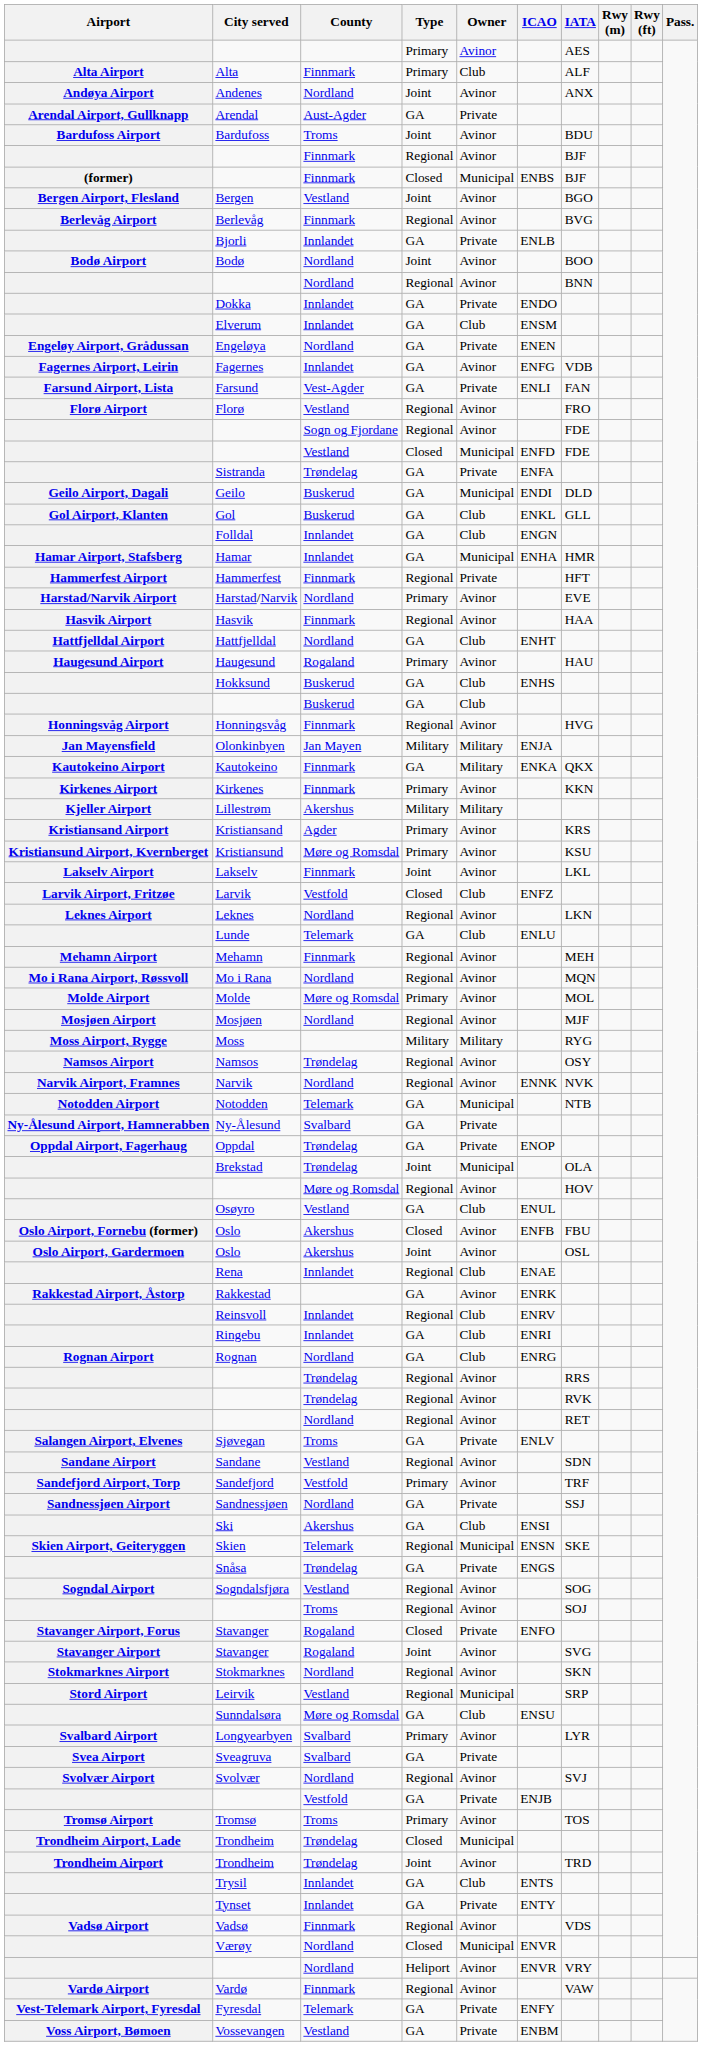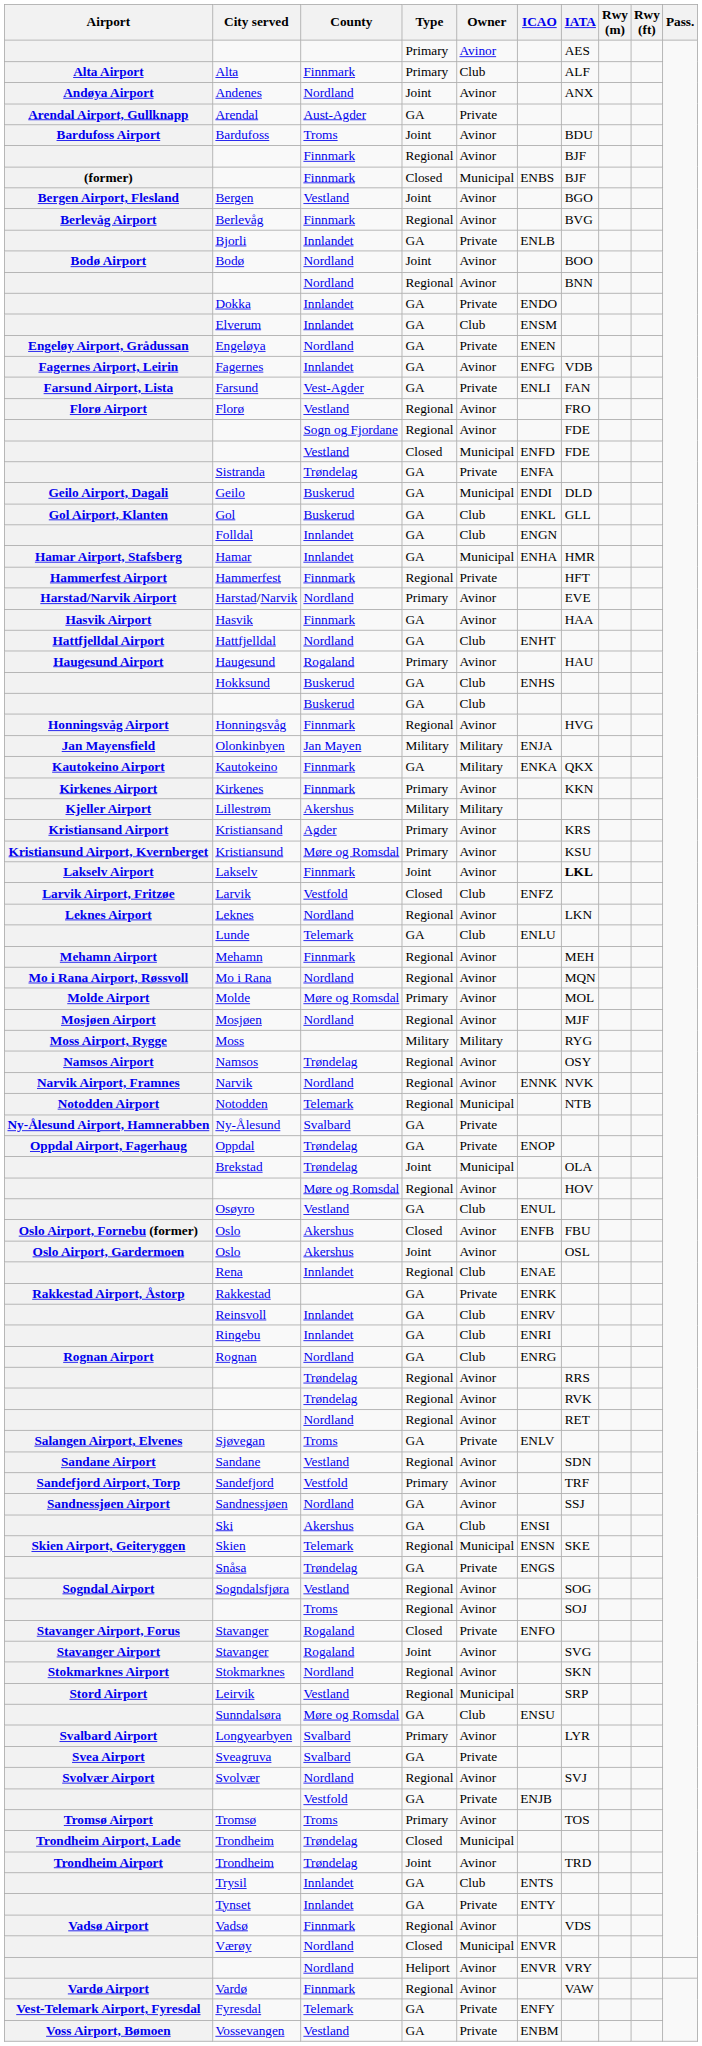(429, 619) Regional -> (415, 619) GA
(578, 872) normal -> (579, 872) bold
(415, 1104) GA -> (429, 1104) Regional
(478, 1293) Avinor -> (478, 1293) Private
(429, 1314) Regional -> (415, 1314) GA
(478, 1504) Private -> (478, 1504) Avinor
